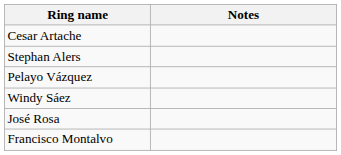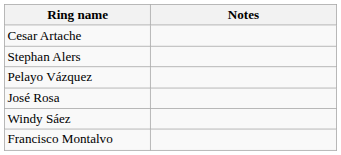rows swapped: (33, 118) <-> (39, 98)
